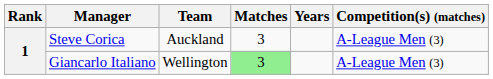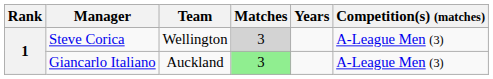(195, 39) Auckland -> (195, 39) Wellington
(261, 39) no background -> (261, 39) lightgrey background
(195, 62) Wellington -> (195, 62) Auckland
